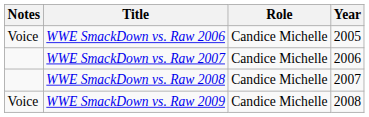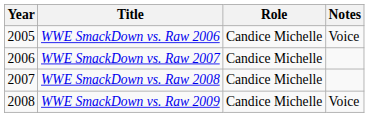columns swapped: (347, 15) <-> (24, 15)
